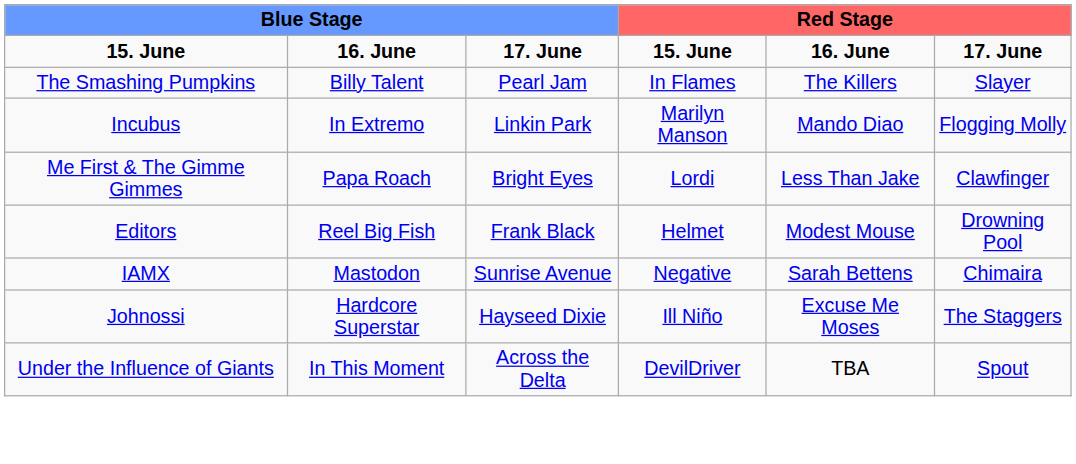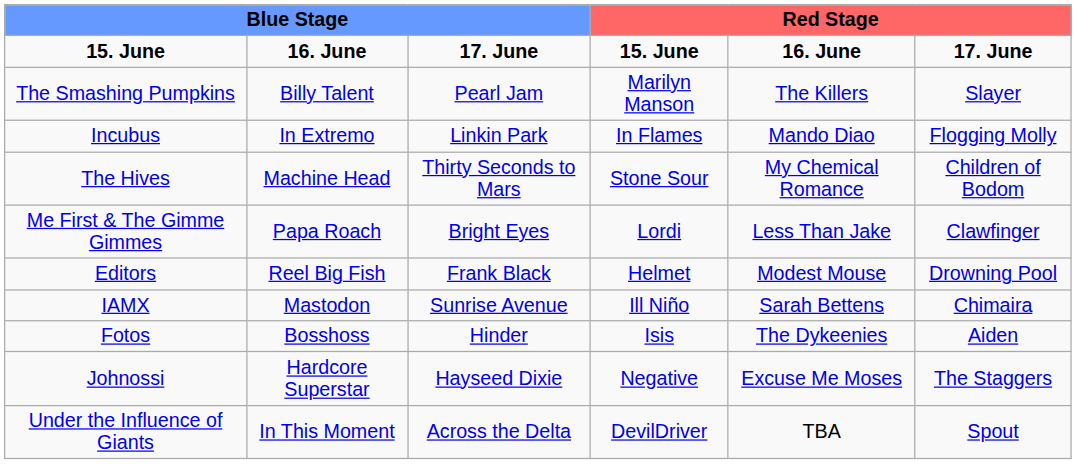(692, 82) In Flames -> (659, 93) Marilyn Manson
(692, 124) Marilyn Manson -> (659, 135) In Flames
+ row: (126, 178)
(692, 273) Negative -> (659, 305) Ill Niño
+ row: (126, 336)
(692, 316) Ill Niño -> (659, 378) Negative
